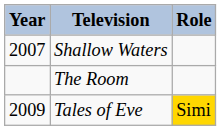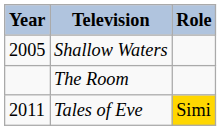(27, 50) 2007 -> (27, 50) 2005
(27, 110) 2009 -> (27, 110) 2011
